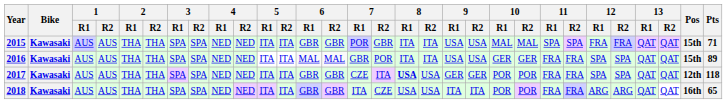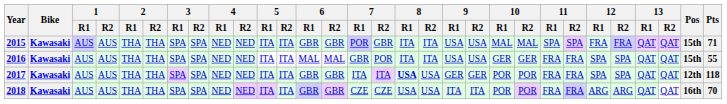(713, 59) 89 -> (713, 59) 55
(359, 75) CZE -> (359, 75) ITA
(359, 91) ITA -> (359, 91) CZE
(713, 91) 65 -> (713, 91) 70
